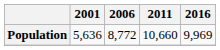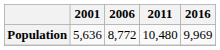(160, 34) 10,660 -> (160, 34) 10,480
